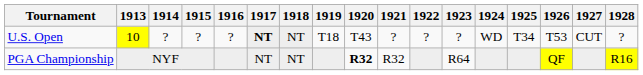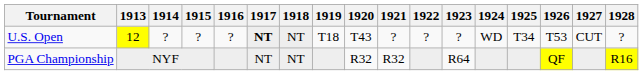(133, 37) 10 -> (133, 37) 12
(361, 59) bold -> (361, 59) normal
